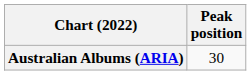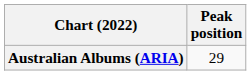(216, 57) 30 -> (216, 57) 29
